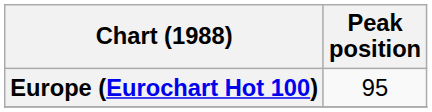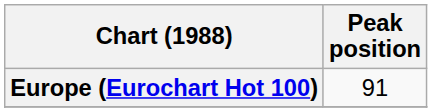(375, 87) 95 -> (375, 87) 91
